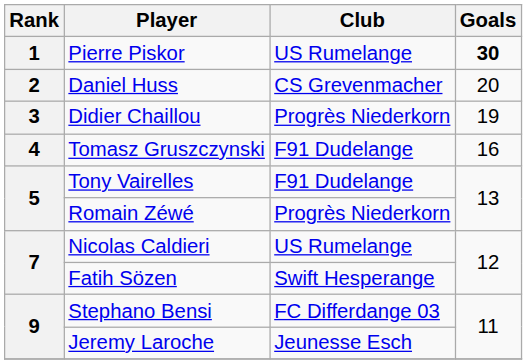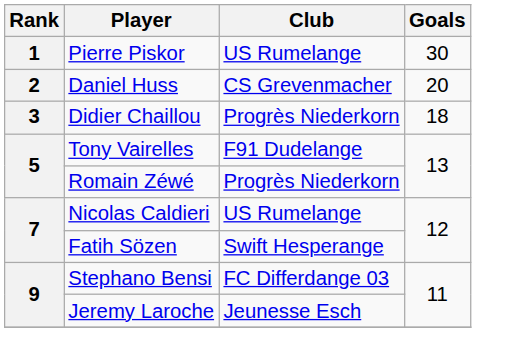(488, 52) bold -> (437, 52) normal
(488, 117) 19 -> (437, 117) 18
- row: (167, 149)
